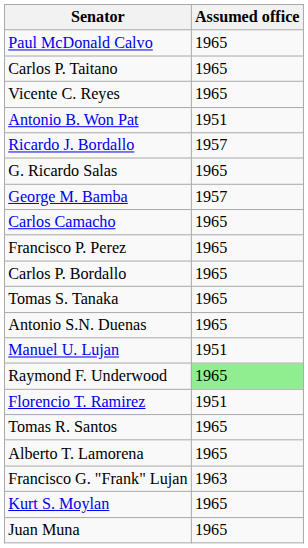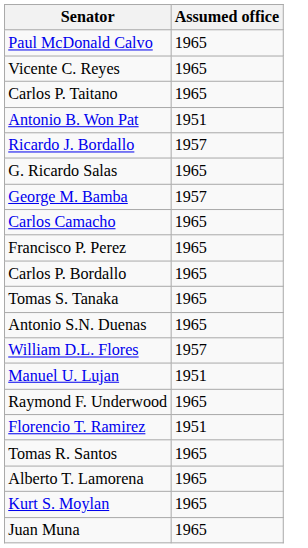rows swapped: (64, 94) <-> (63, 68)
+ row: (73, 350)
(211, 376) lightgreen background -> (191, 401) no background
- row: (98, 478)
